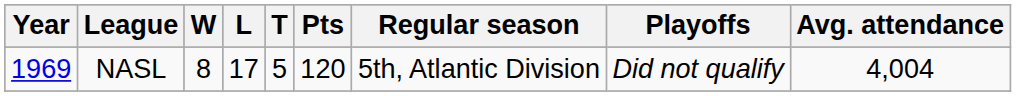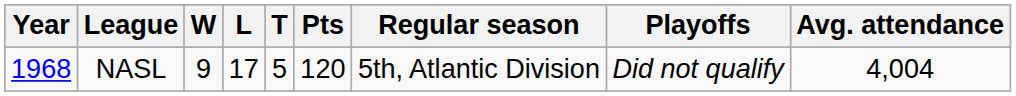(41, 68) 1969 -> (41, 68) 1968
(204, 68) 8 -> (204, 68) 9
